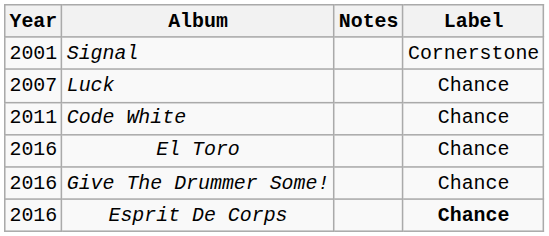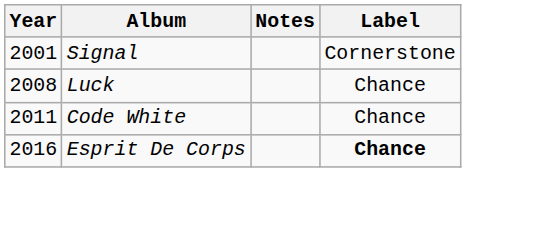(33, 86) 2007 -> (33, 86) 2008
- row: (198, 151)
- row: (198, 183)
